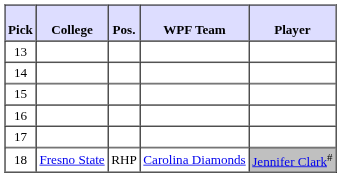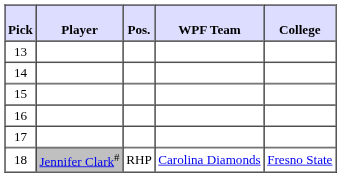columns swapped: (292, 30) <-> (72, 30)
